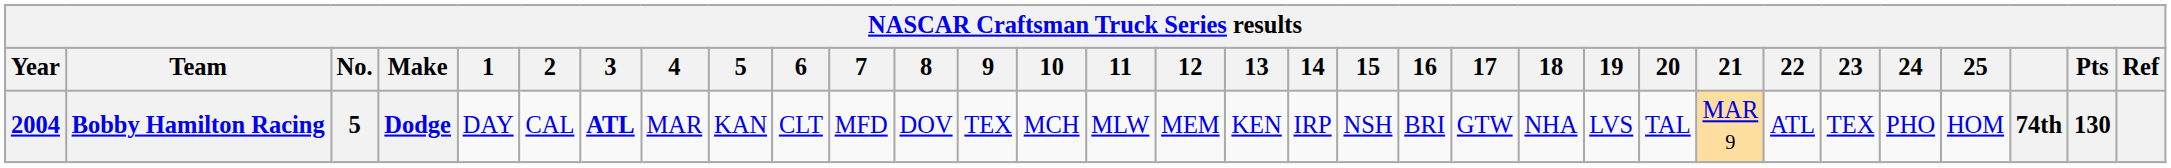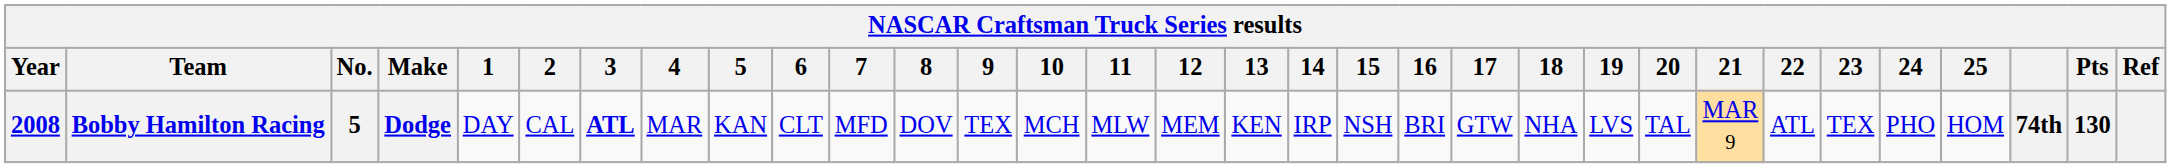(35, 125) 2004 -> (35, 125) 2008
